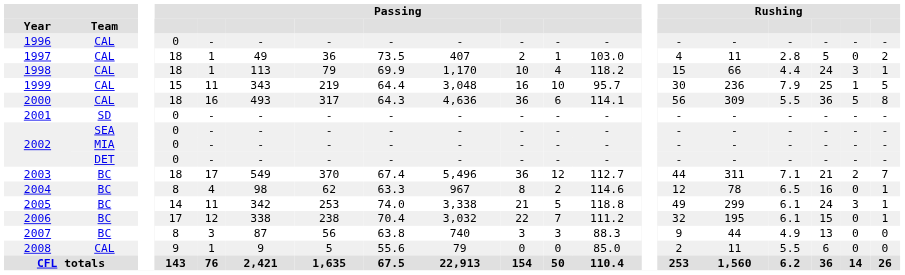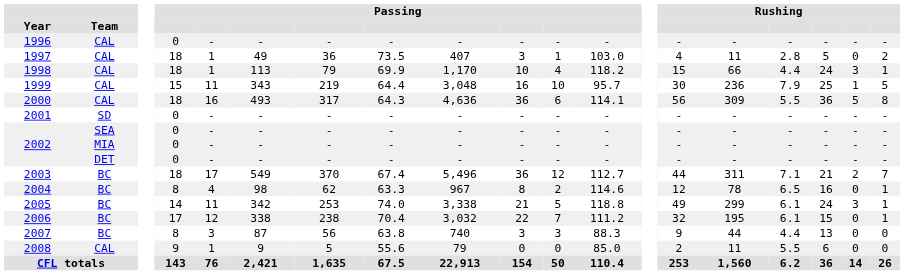(522, 56) 2 -> (522, 56) 3
(790, 233) 4.9 -> (790, 233) 4.4
